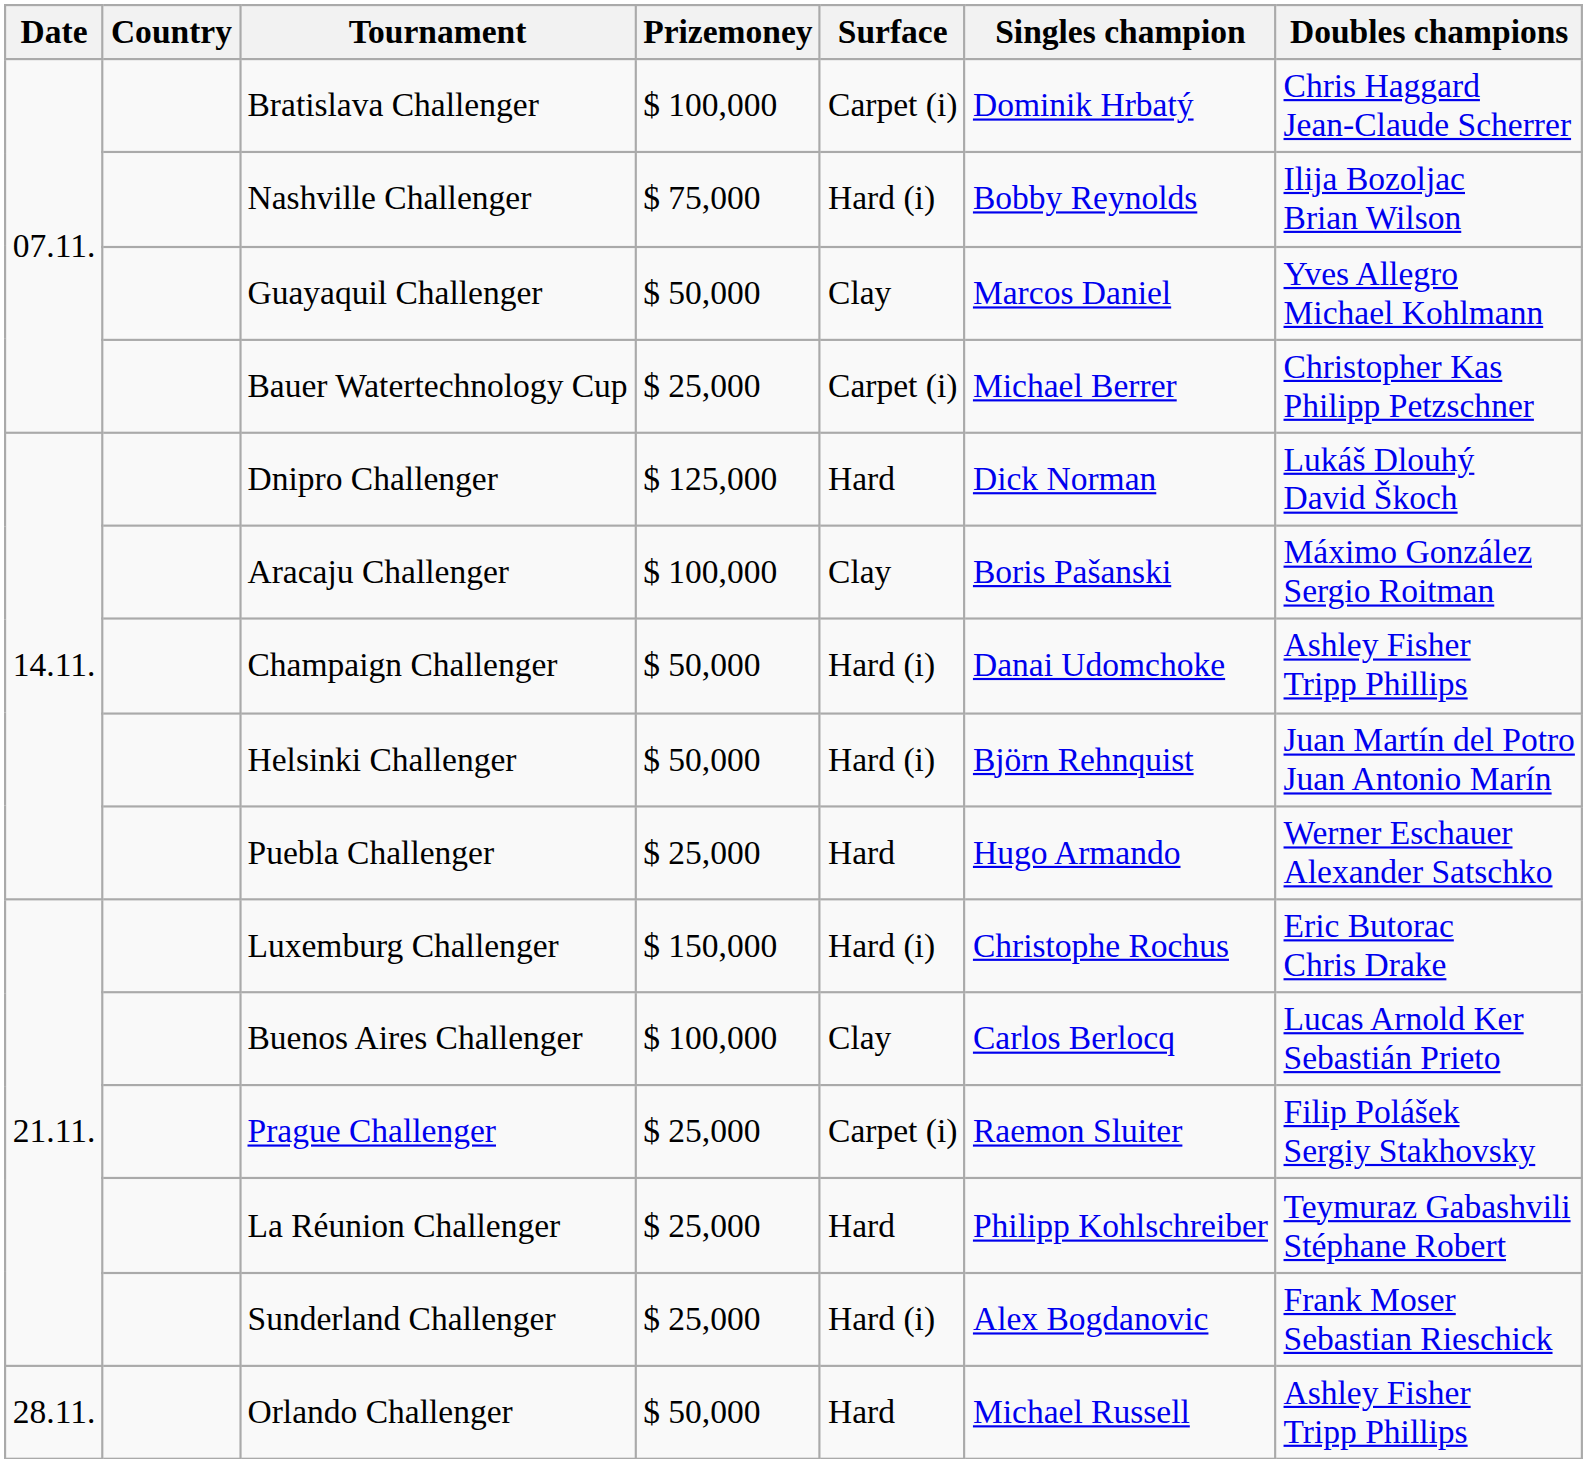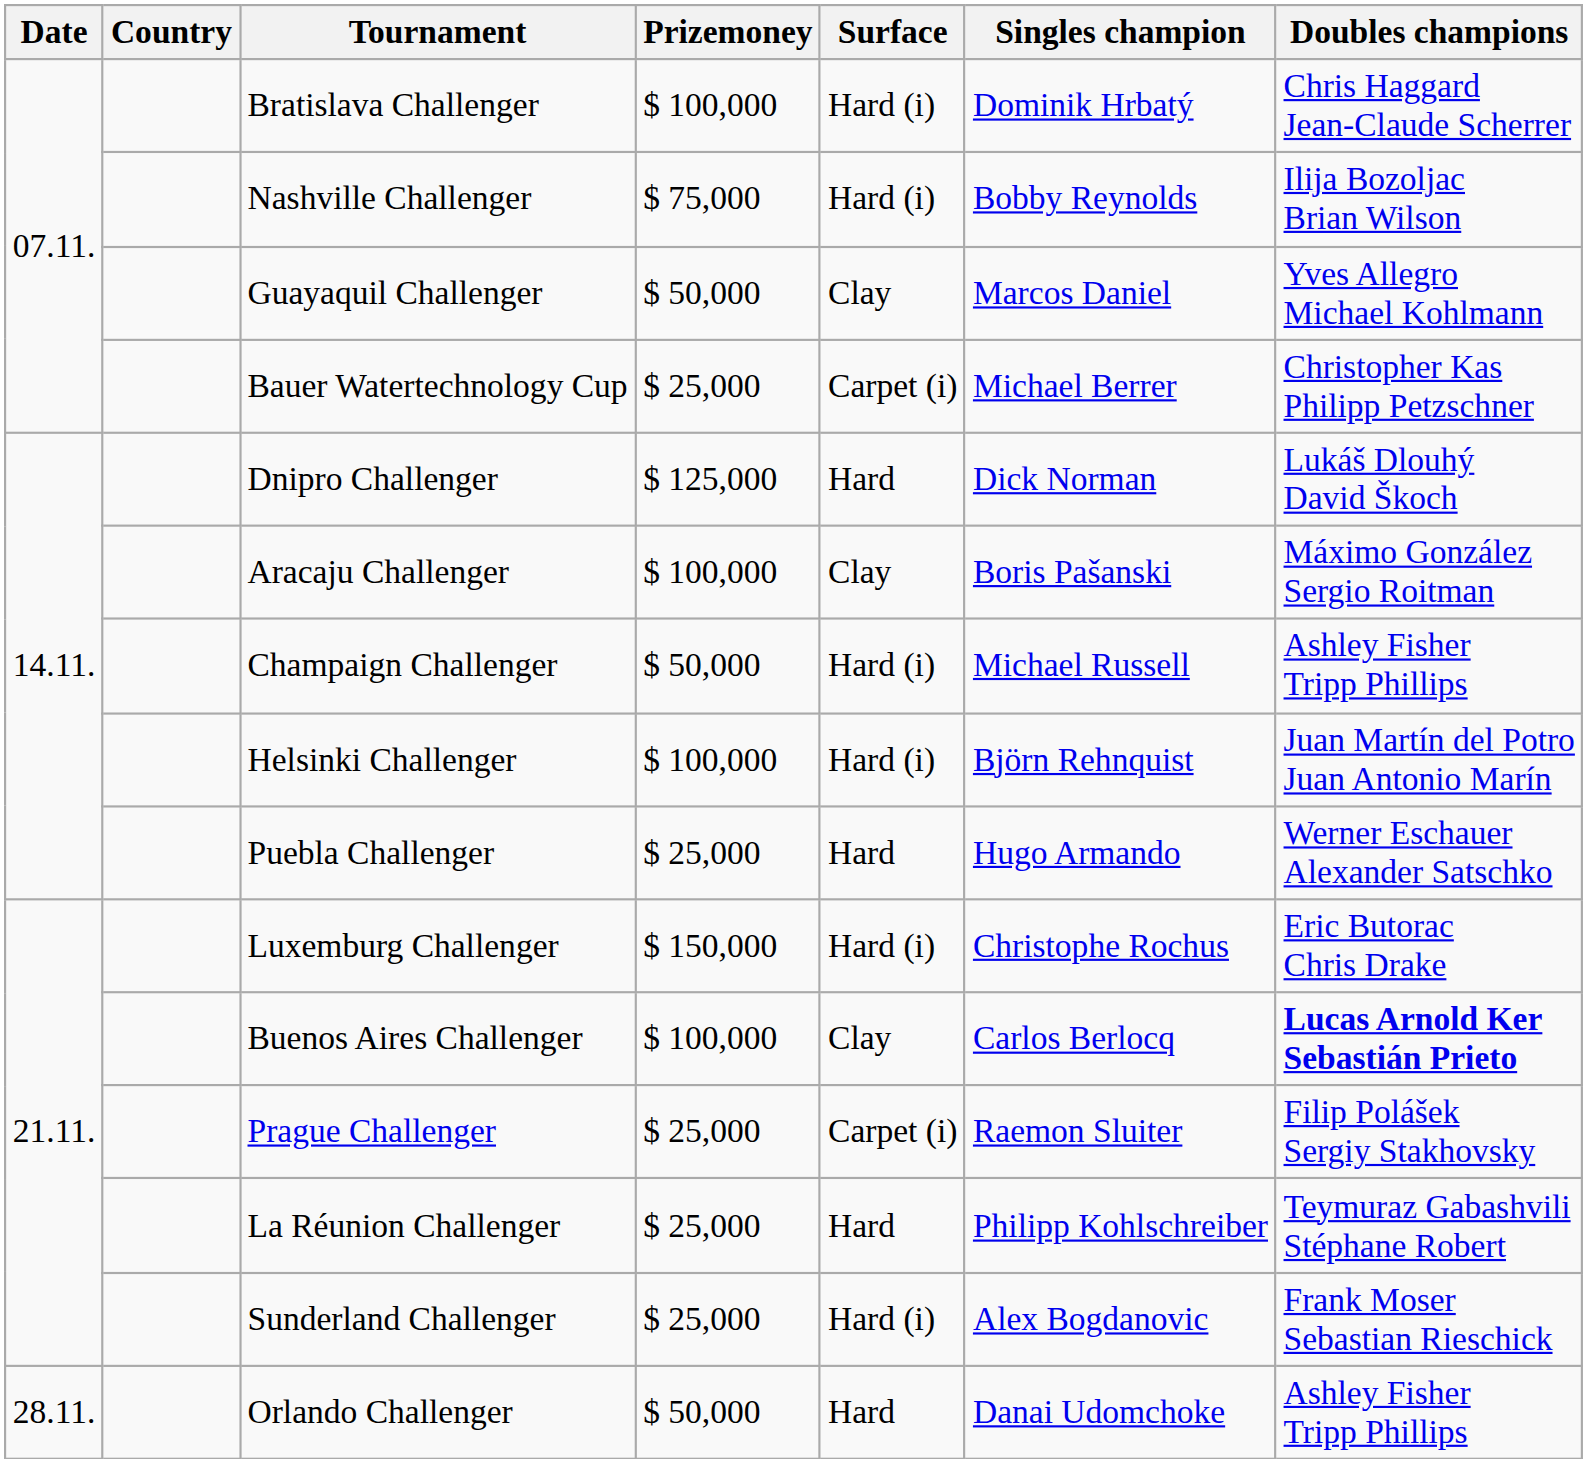(893, 105) Carpet (i) -> (882, 105) Hard (i)
(1099, 664) Danai Udomchoke -> (1081, 664) Michael Russell
(702, 758) $ 50,000 -> (710, 758) $ 100,000
(1404, 1037) normal -> (1413, 1037) bold
(1081, 1411) Michael Russell -> (1099, 1411) Danai Udomchoke
